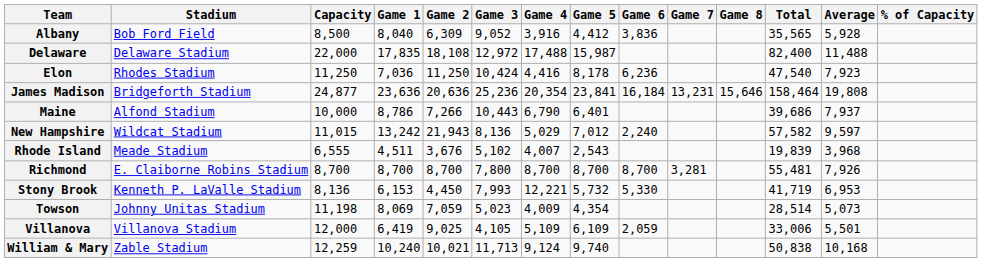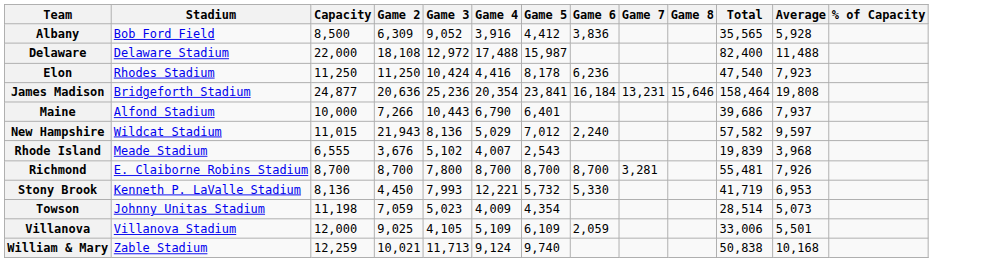- column: (399, 14)
